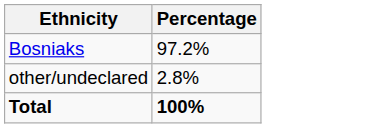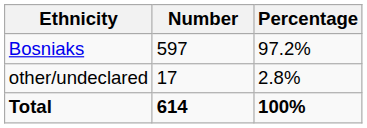+ column: (203, 19)
